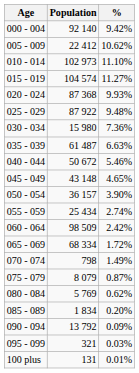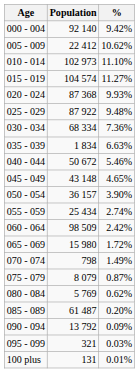(83, 128) 15 980 -> (83, 128) 68 334
(83, 145) 61 487 -> (85, 145) 1 834
(83, 244) 68 334 -> (83, 244) 15 980
(85, 310) 1 834 -> (83, 310) 61 487
